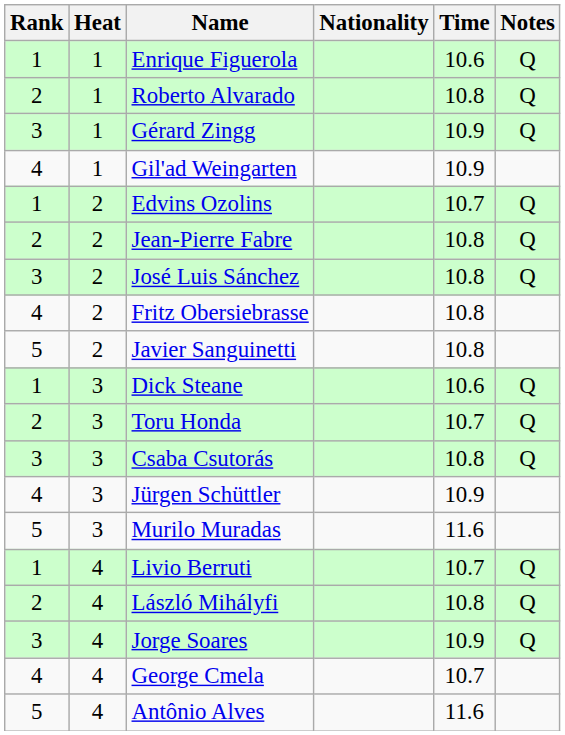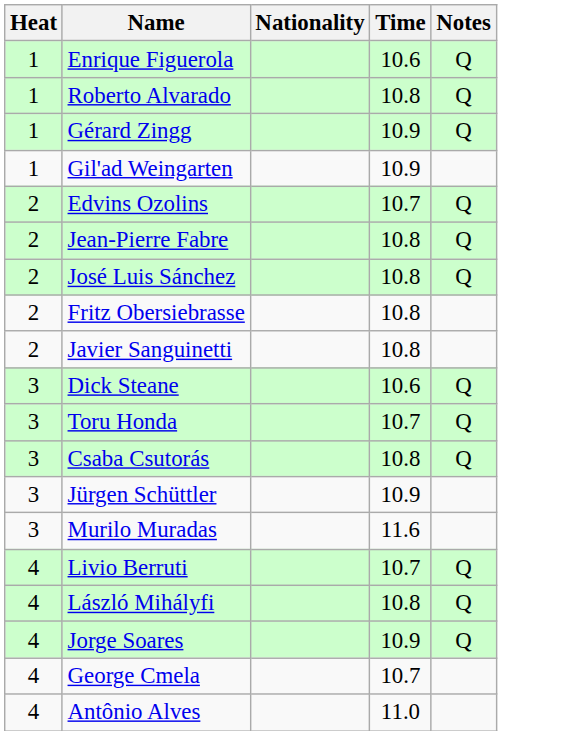- column: (37, 22)
(464, 712) 11.6 -> (400, 712) 11.0
